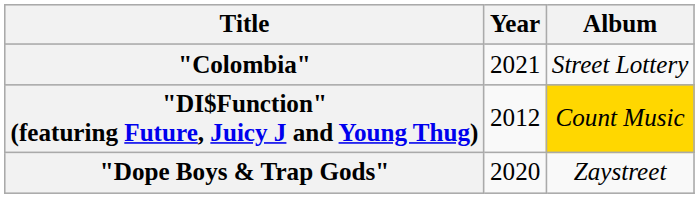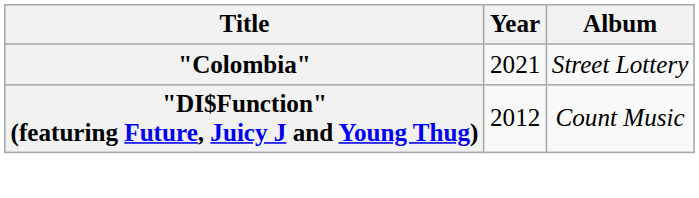(620, 118) gold background -> (620, 118) no background
- row: (245, 172)
